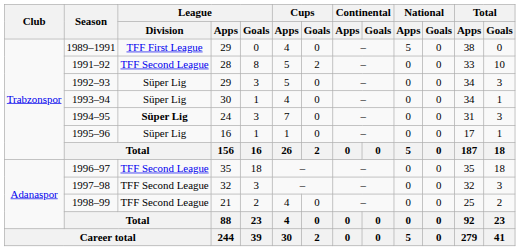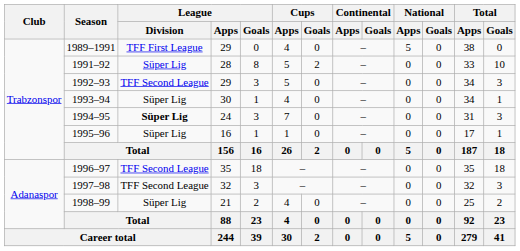(165, 64) TFF Second League -> (165, 64) Süper Lig
(165, 82) Süper Lig -> (165, 82) TFF Second League
(165, 202) TFF Second League -> (165, 202) Süper Lig
